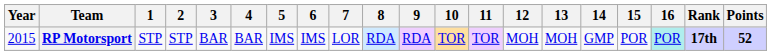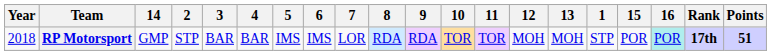columns swapped: (150, 15) <-> (599, 15)
(22, 38) 2015 -> (22, 38) 2018
(745, 38) 52 -> (745, 38) 51
